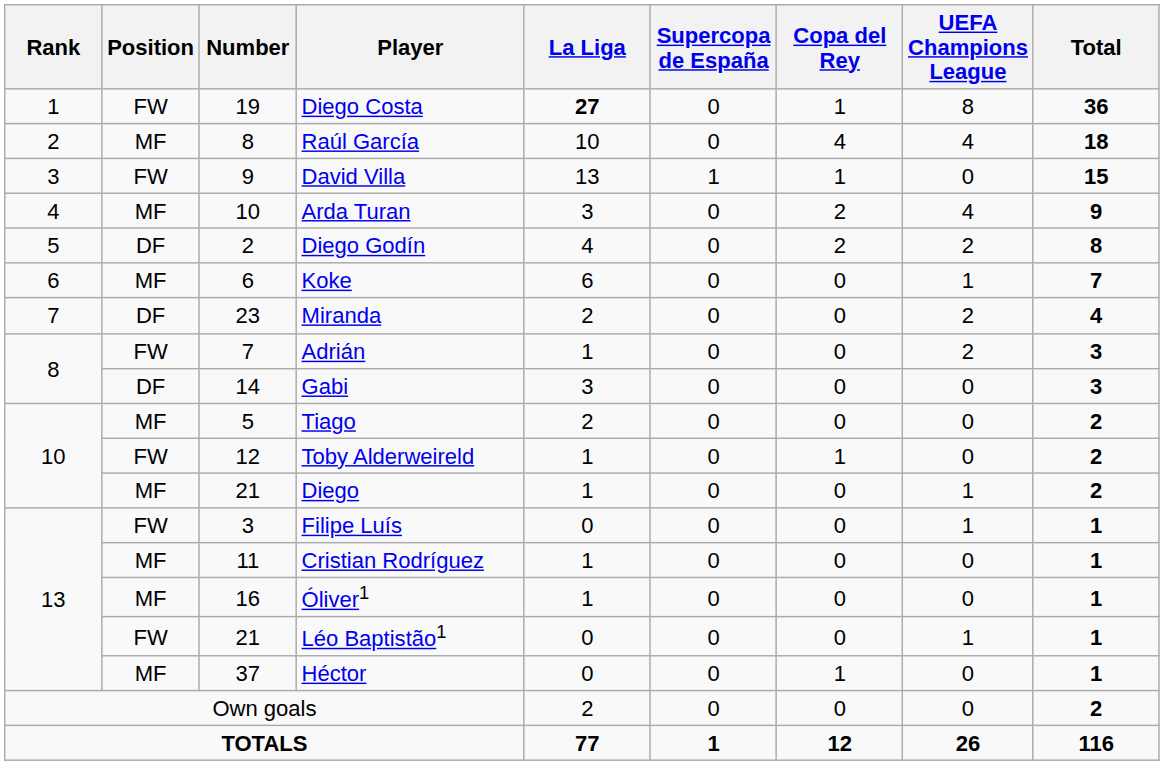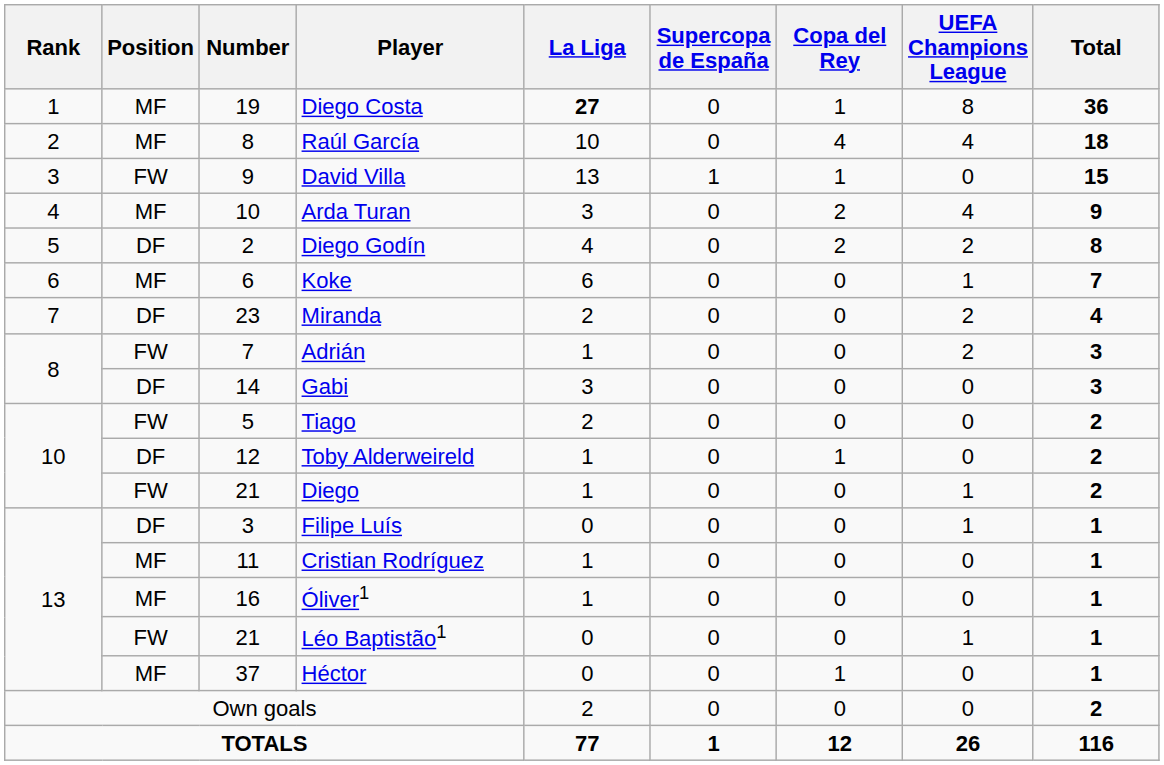(151, 107) FW -> (151, 107) MF
(151, 421) MF -> (151, 421) FW
(151, 455) FW -> (151, 455) DF
(151, 490) MF -> (151, 490) FW
(151, 525) FW -> (151, 525) DF
